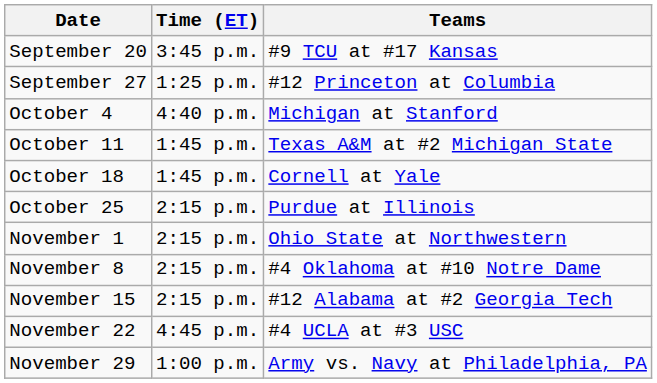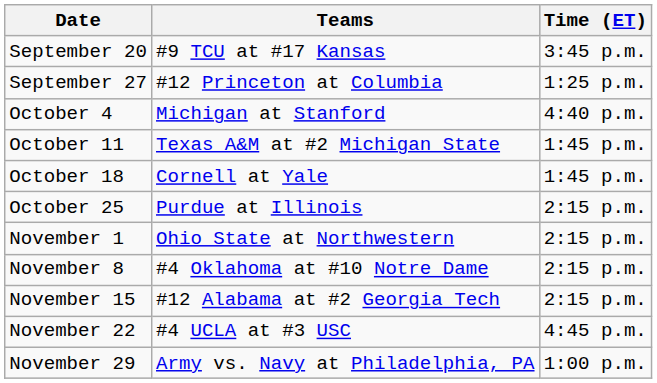columns swapped: (458, 20) <-> (208, 20)
